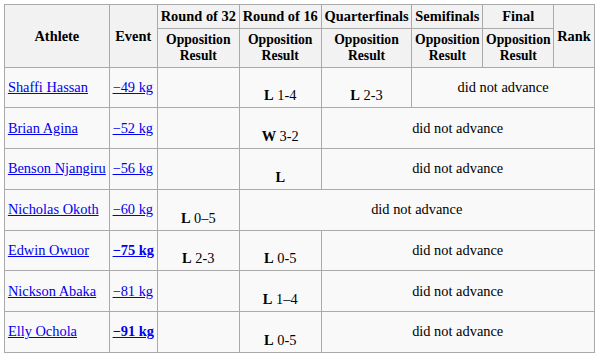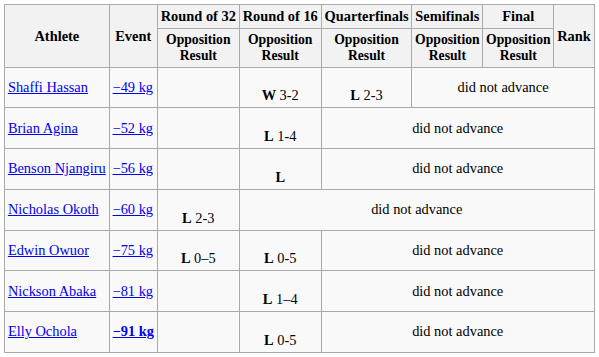(280, 95) L 1-4 -> (280, 95) W 3-2
(280, 136) W 3-2 -> (280, 136) L 1-4
(198, 218) L 0–5 -> (198, 218) L 2-3
(133, 250) bold -> (133, 250) normal
(198, 258) L 2-3 -> (198, 258) L 0–5
